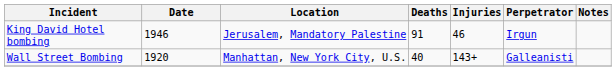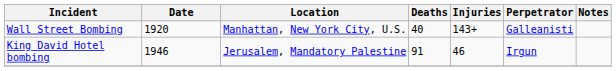rows swapped: (65, 57) <-> (56, 35)
